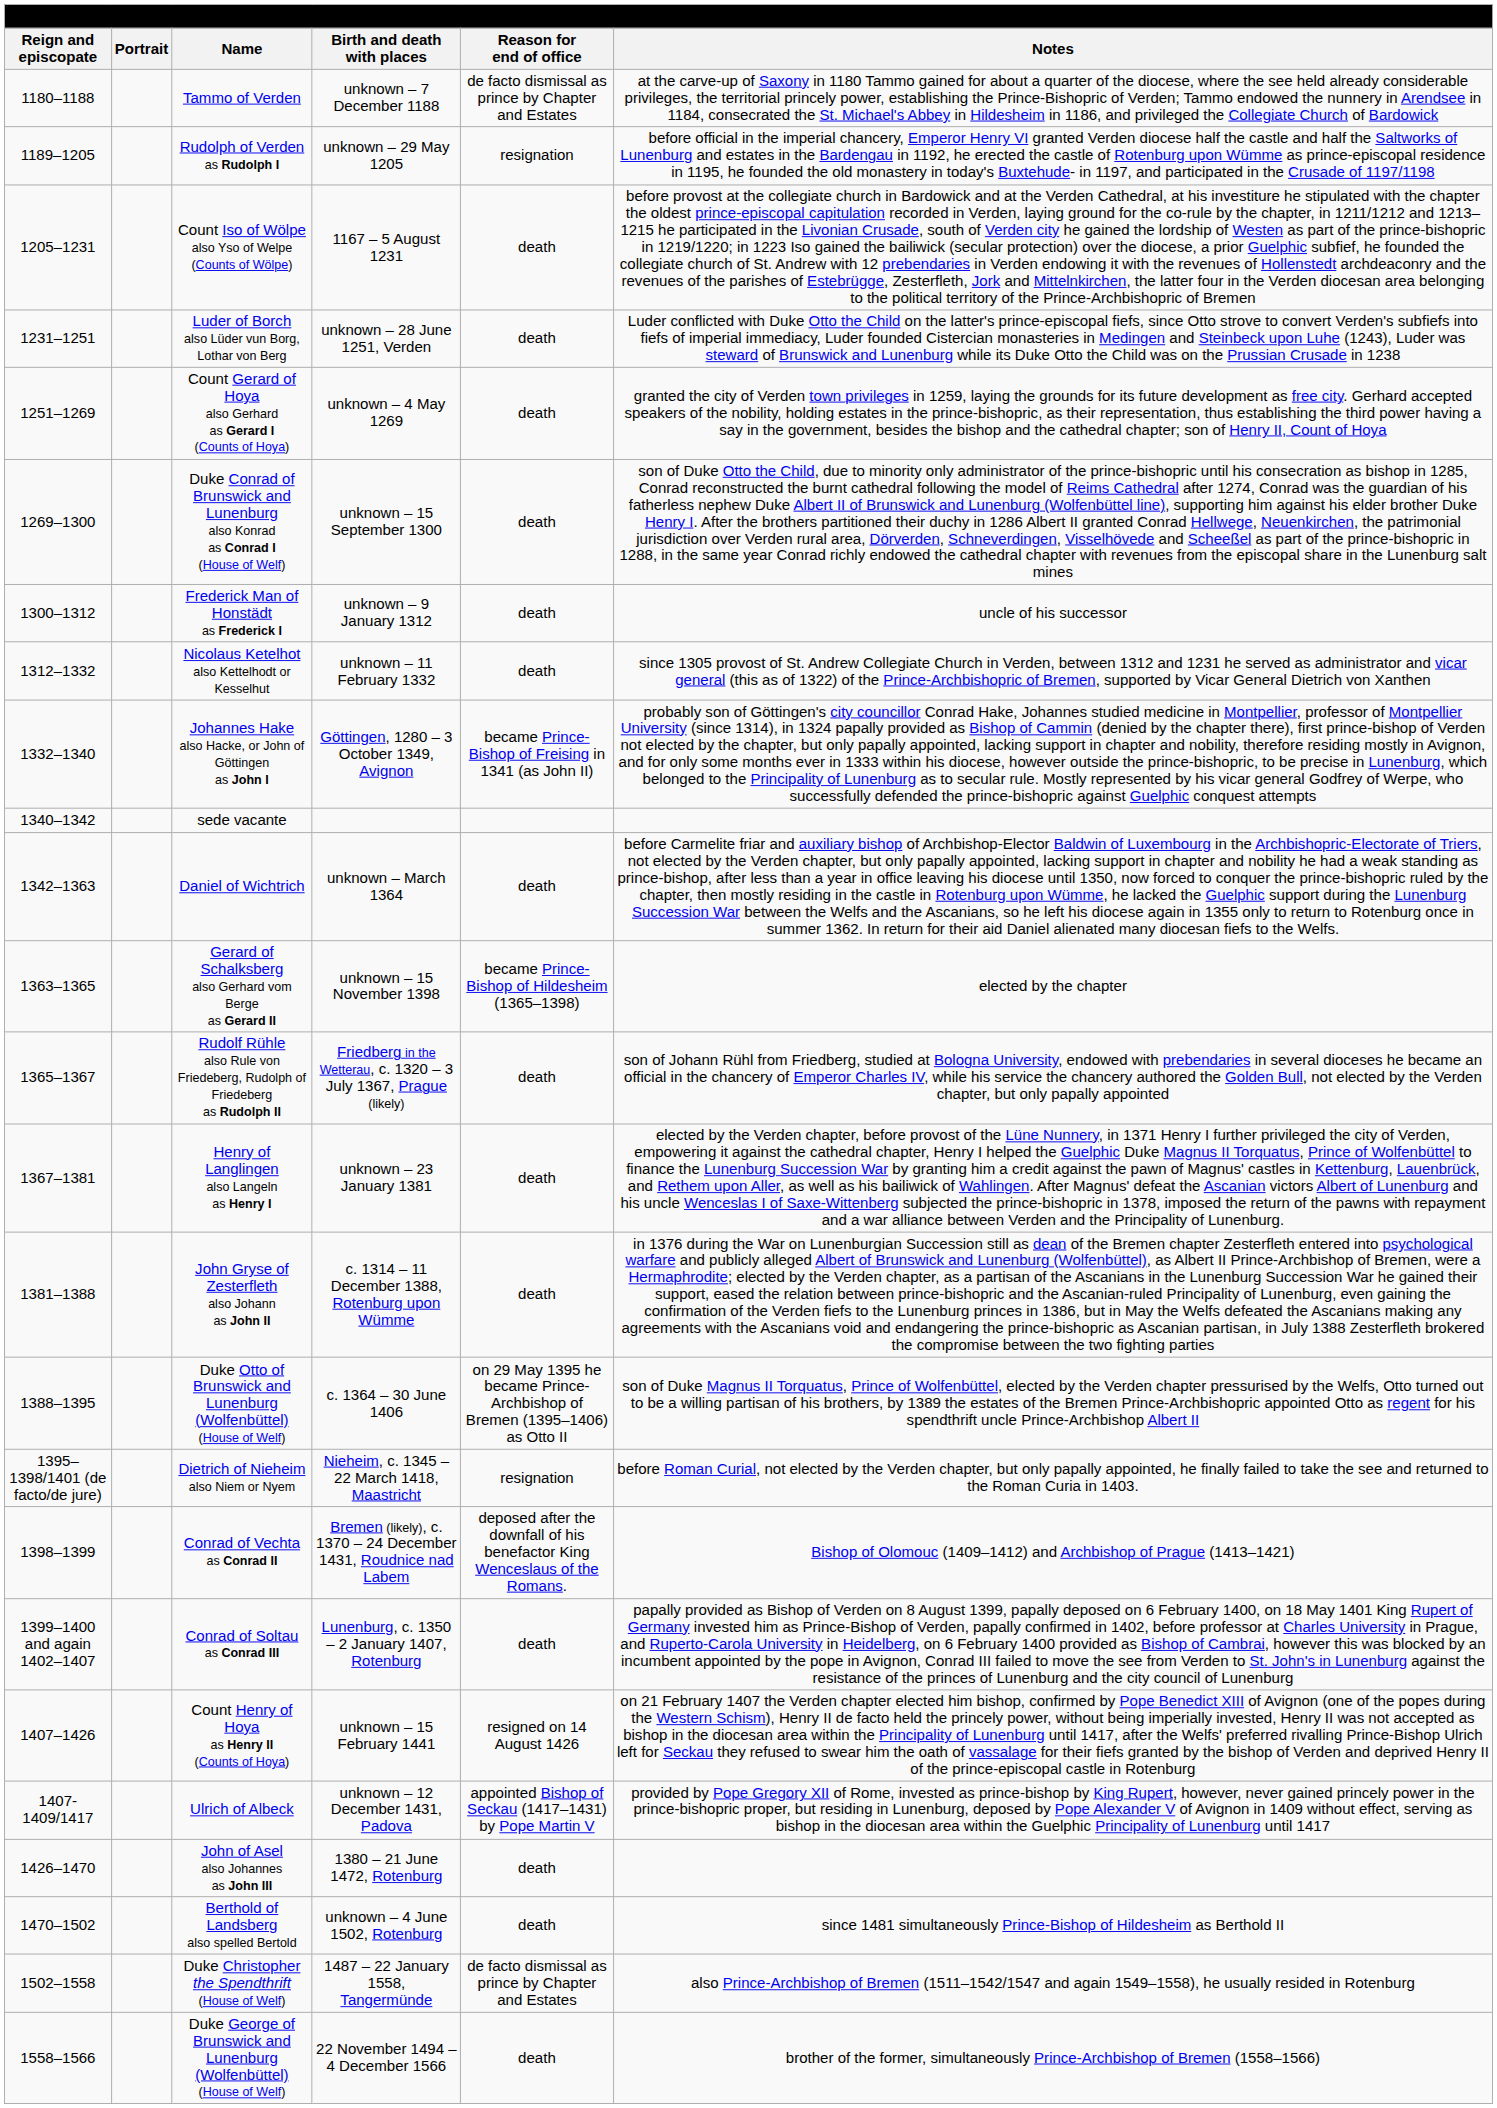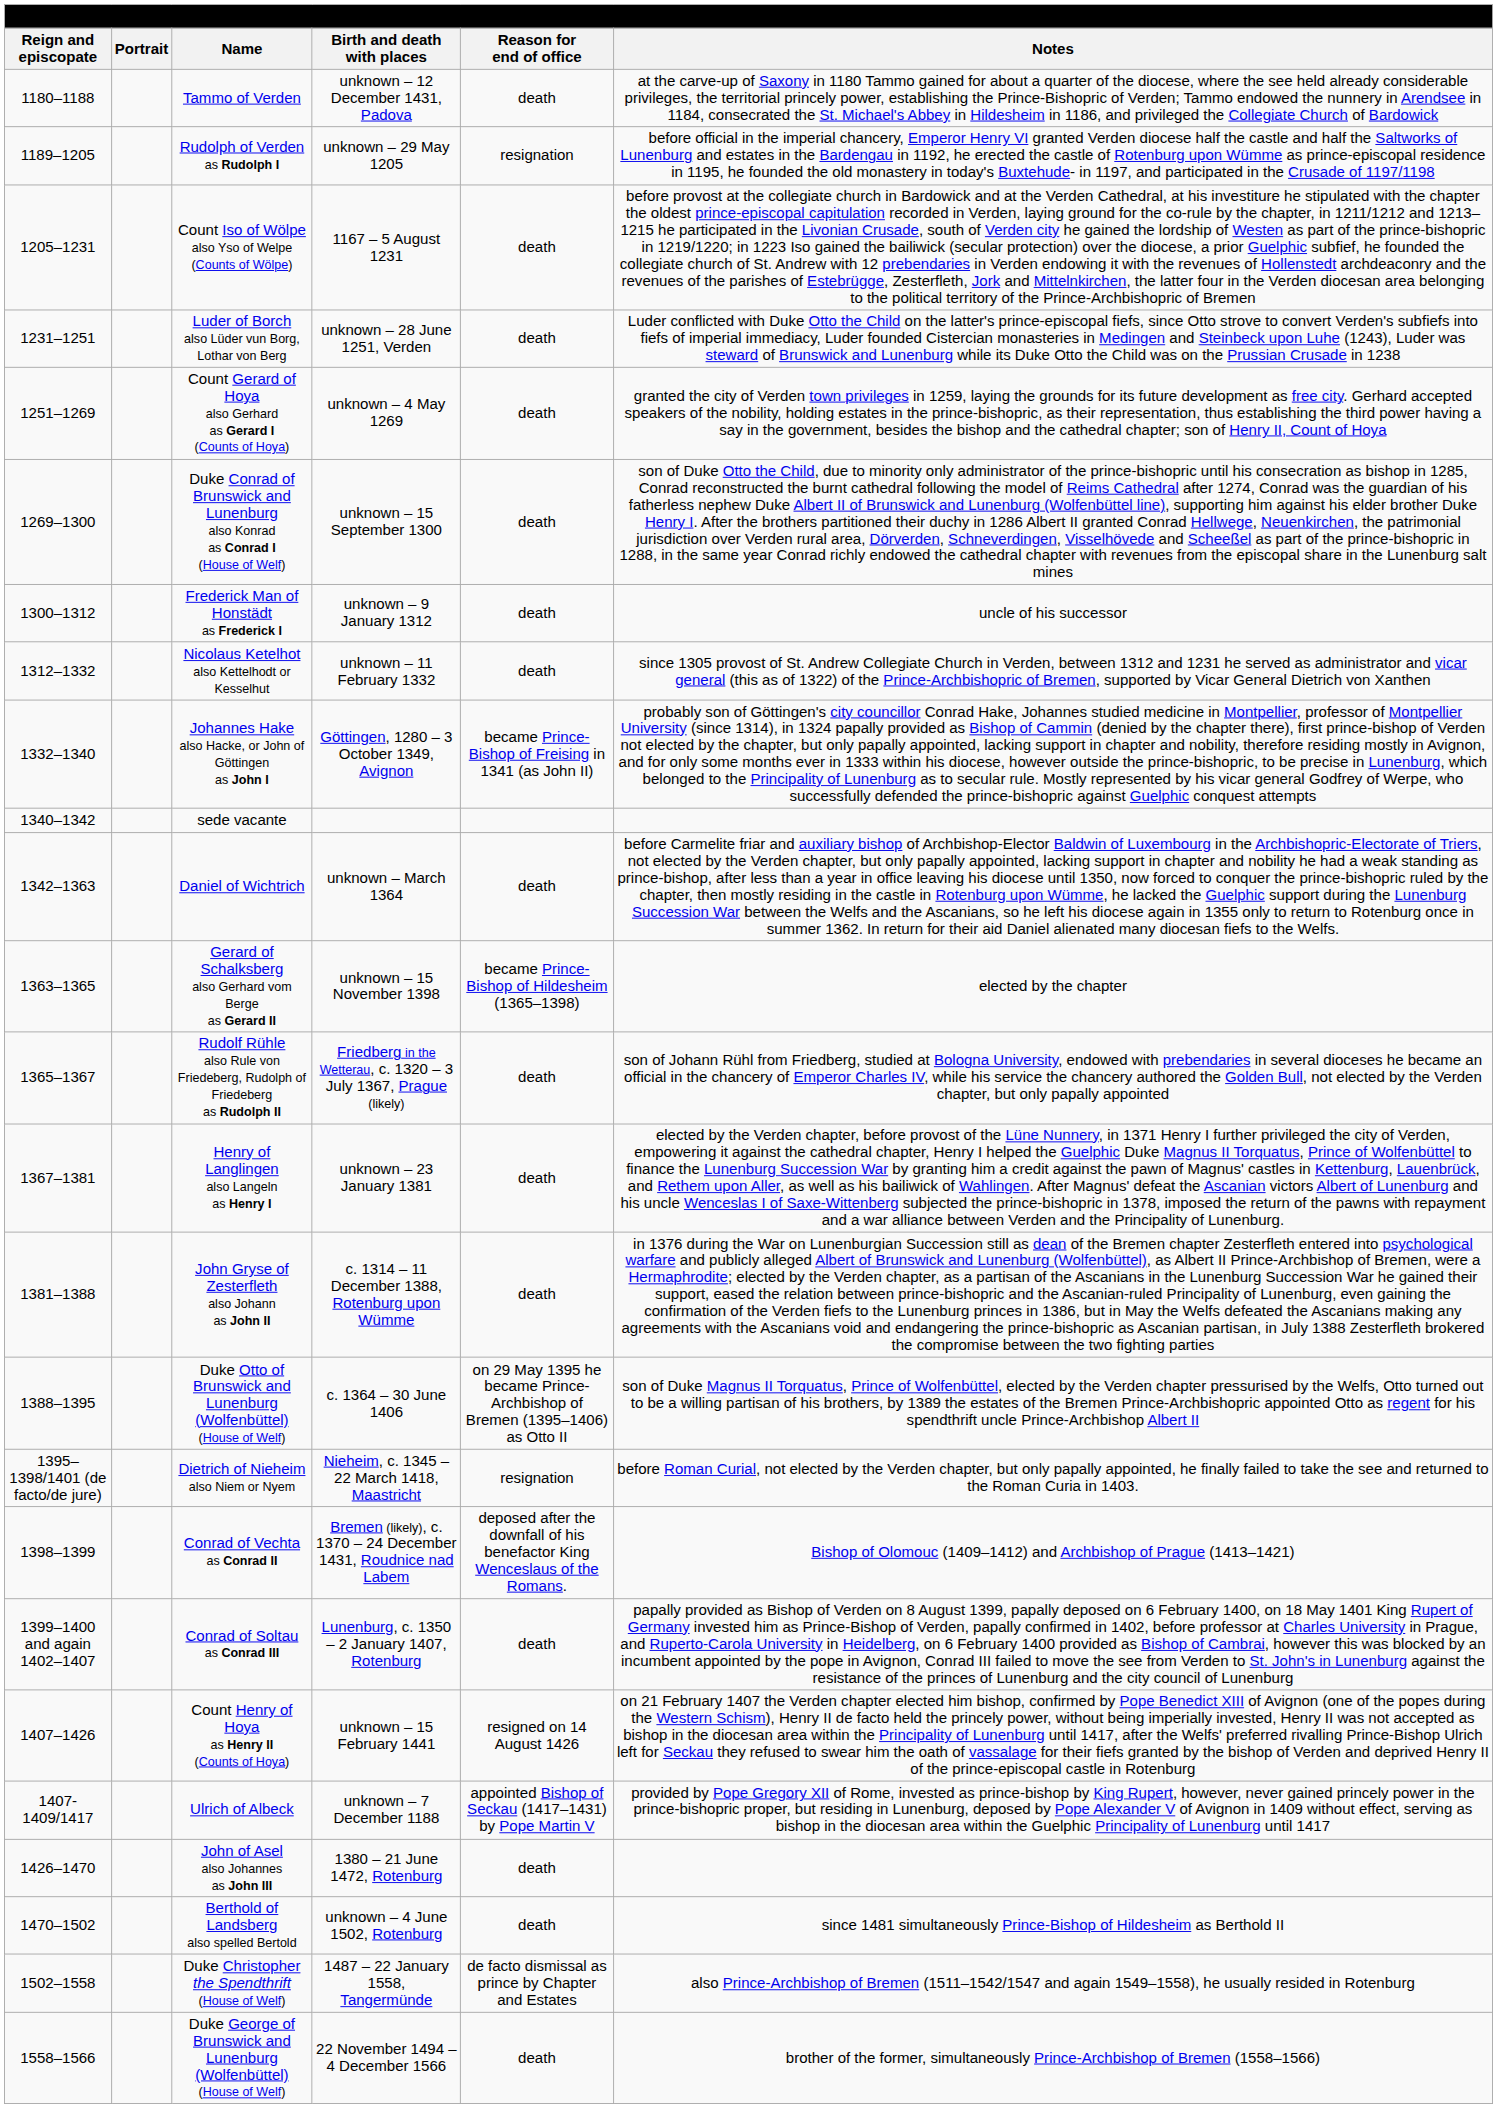(386, 97) unknown – 7 December 1188 -> (386, 97) unknown – 12 December 1431, Padova
(537, 97) de facto dismissal as prince by Chapter and Estates -> (537, 97) death
(386, 1810) unknown – 12 December 1431, Padova -> (386, 1810) unknown – 7 December 1188
